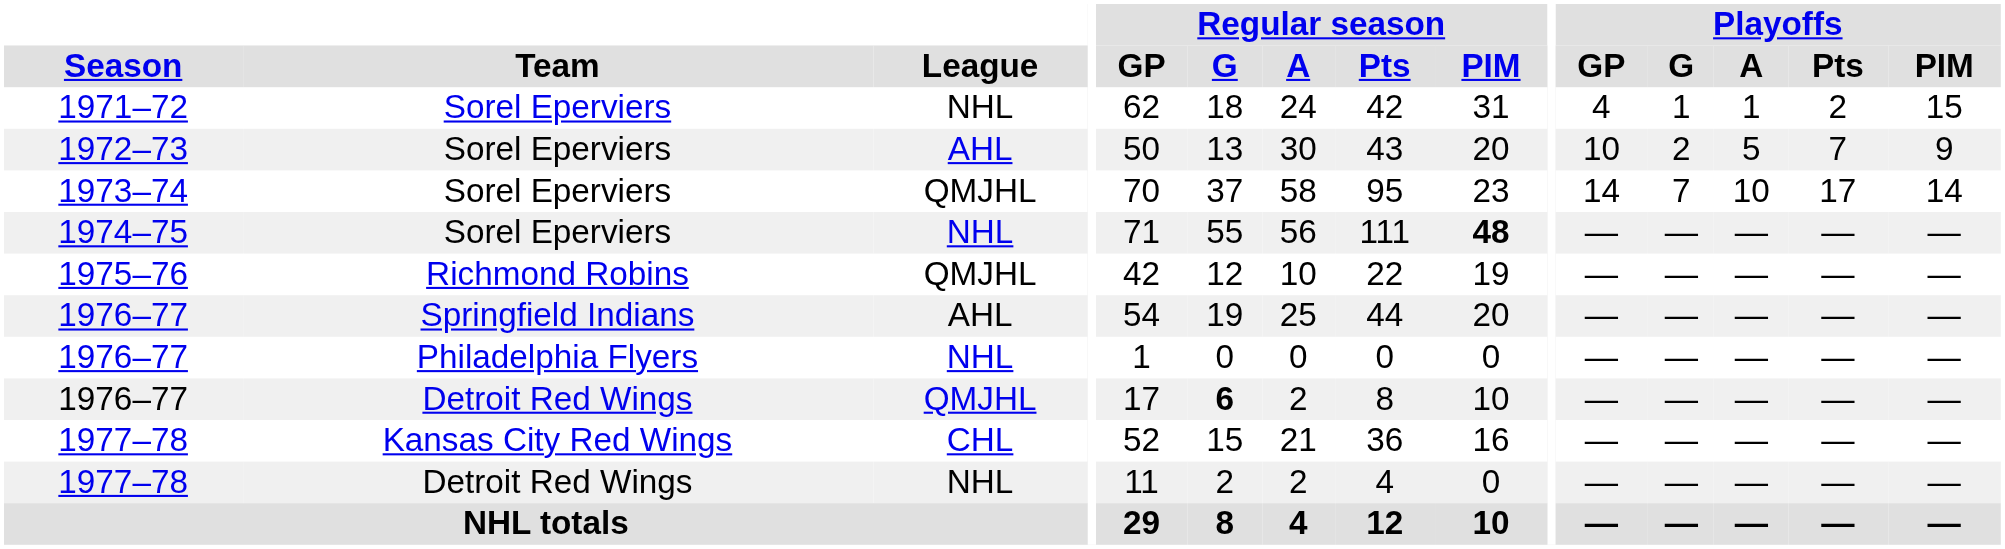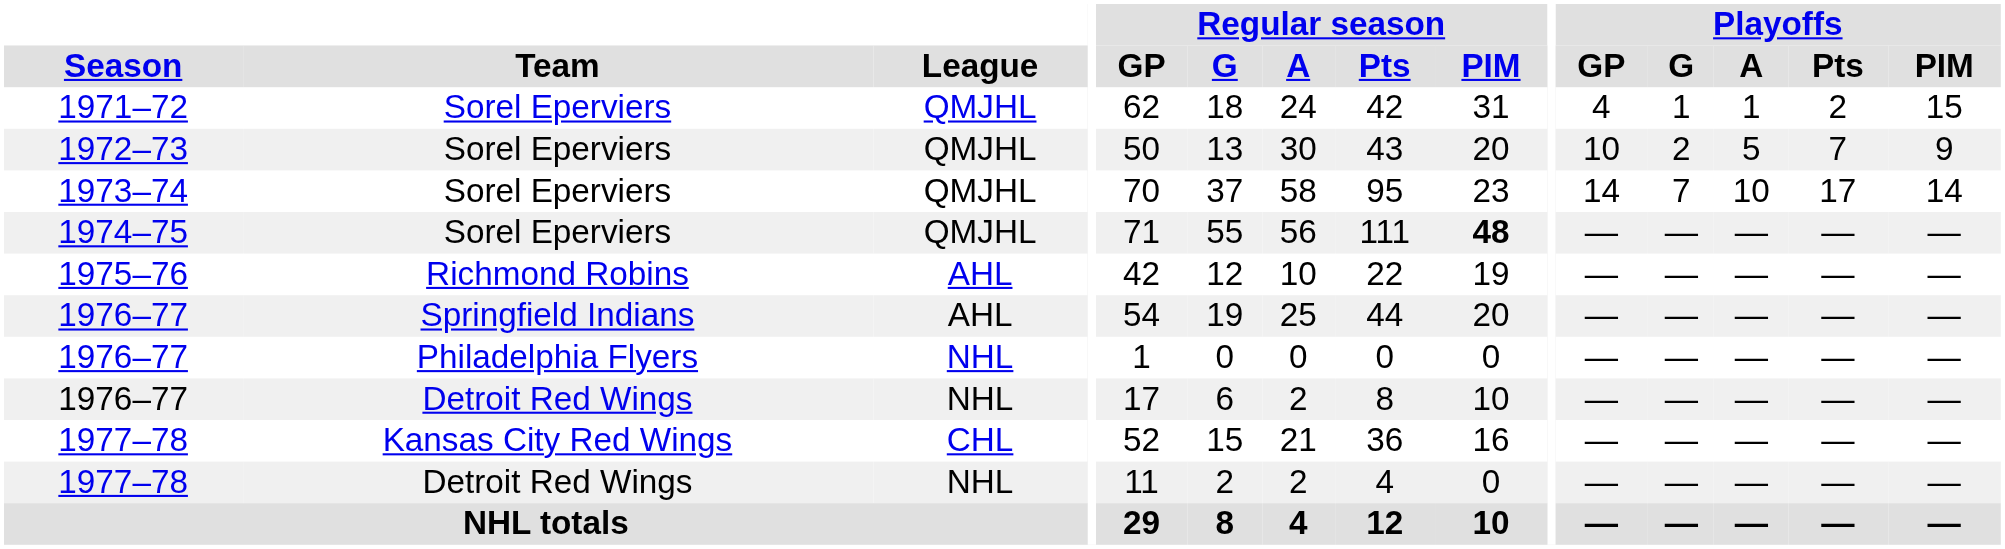(980, 107) NHL -> (980, 107) QMJHL
(980, 149) AHL -> (980, 149) QMJHL
(980, 232) NHL -> (980, 232) QMJHL
(980, 273) QMJHL -> (980, 273) AHL
(980, 398) QMJHL -> (980, 398) NHL
(1225, 398) bold -> (1225, 398) normal
